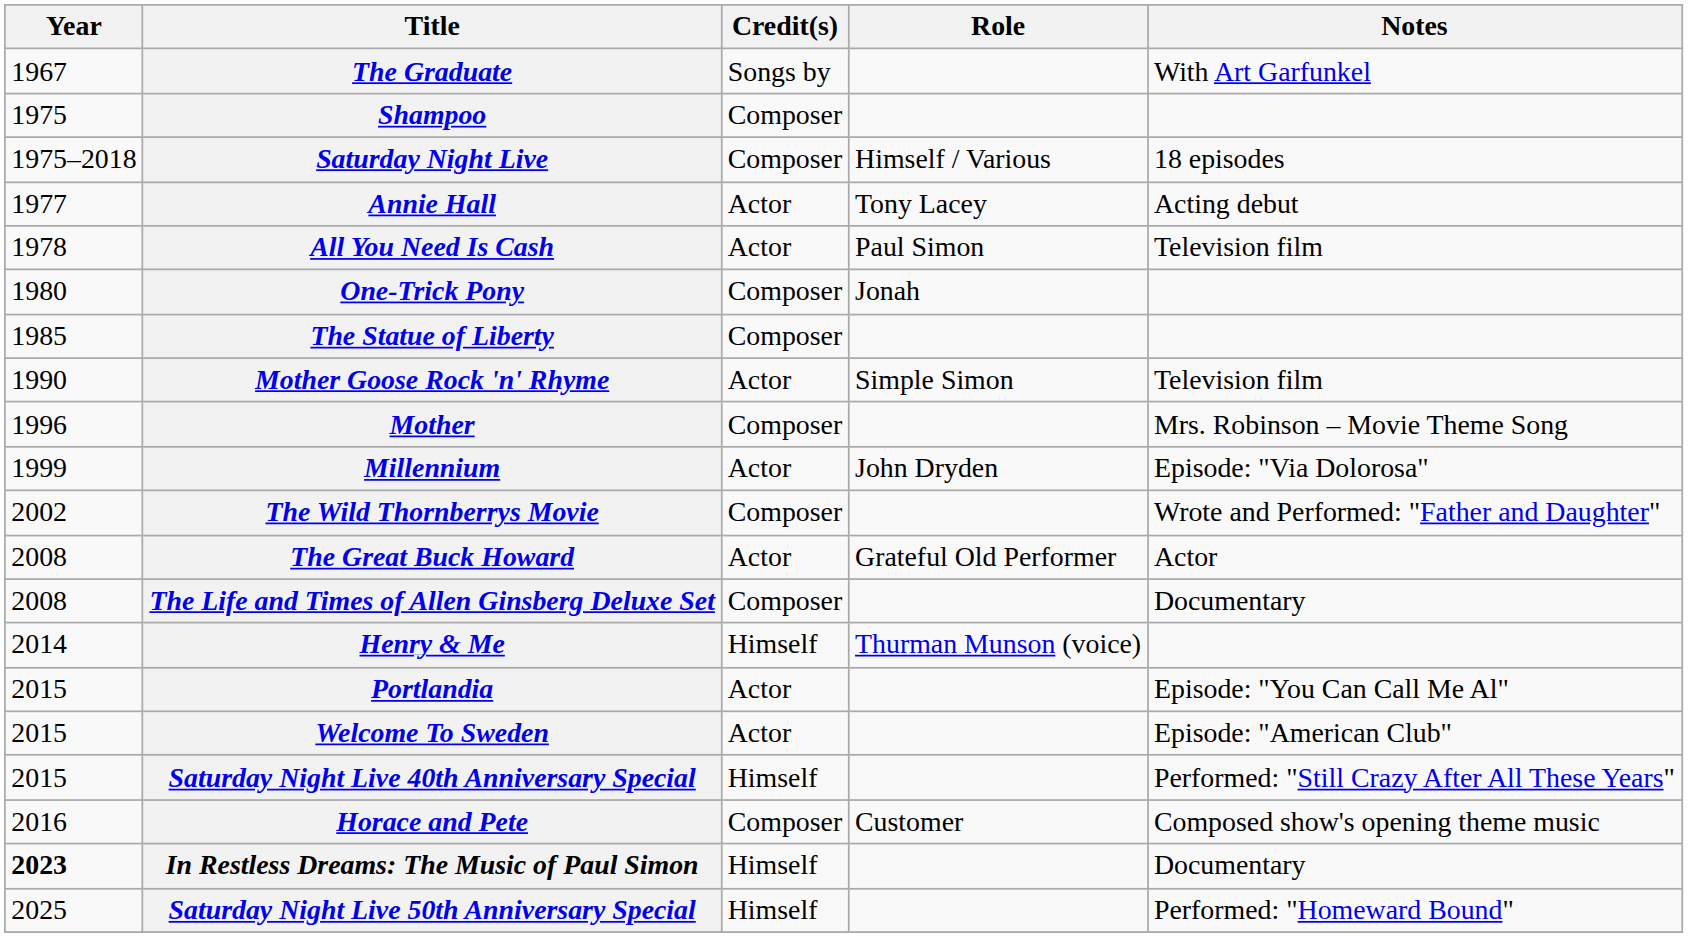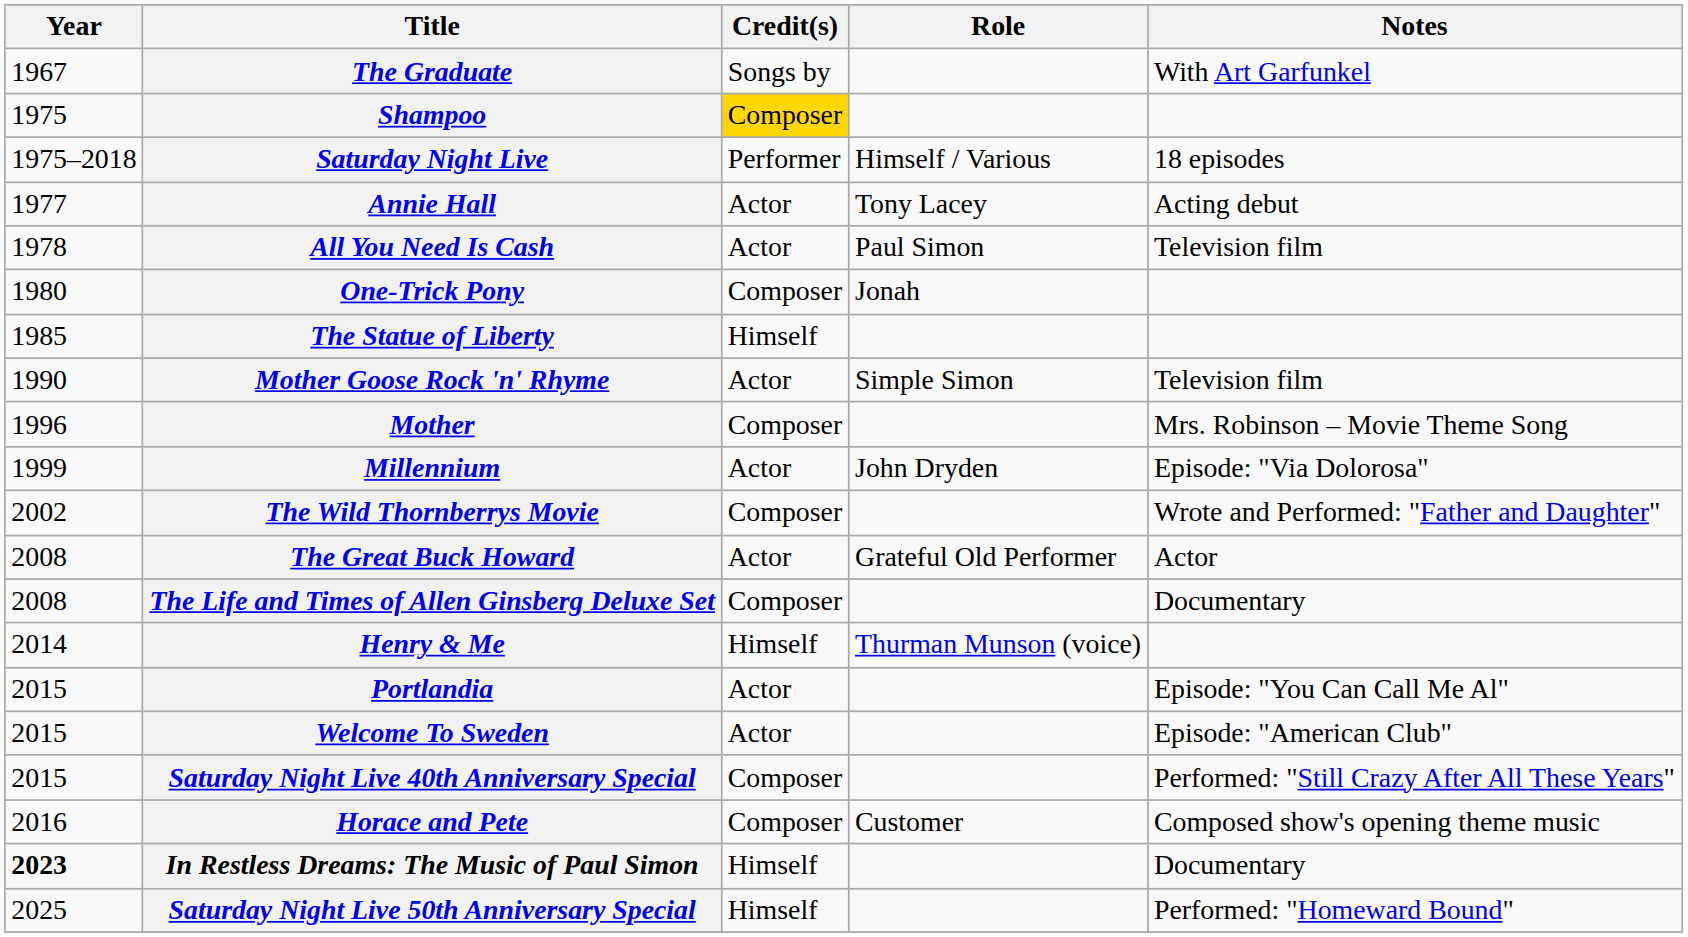(785, 114) no background -> (785, 114) gold background
(785, 159) Composer -> (784, 159) Performer
(785, 335) Composer -> (773, 335) Himself
(773, 777) Himself -> (785, 777) Composer
